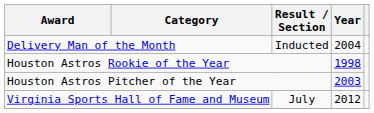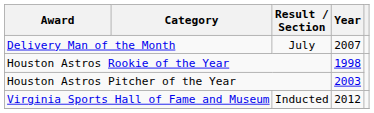(302, 45) Inducted -> (302, 45) July
(348, 45) 2004 -> (348, 45) 2007
(302, 99) July -> (302, 99) Inducted
